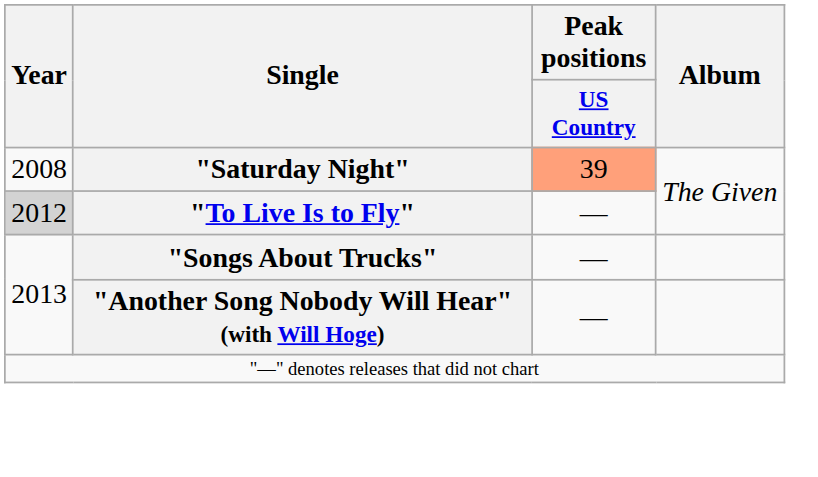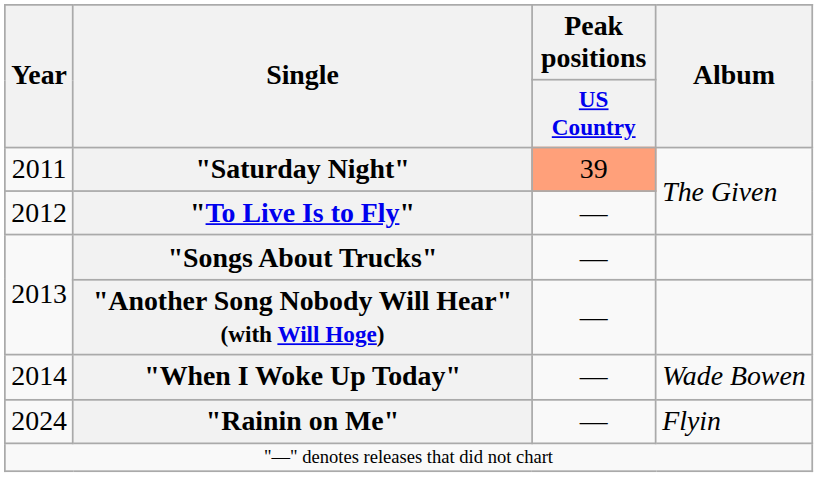(39, 168) 2008 -> (39, 168) 2011
(39, 212) lightgrey background -> (39, 212) no background
+ row: (303, 376)
+ row: (303, 420)
